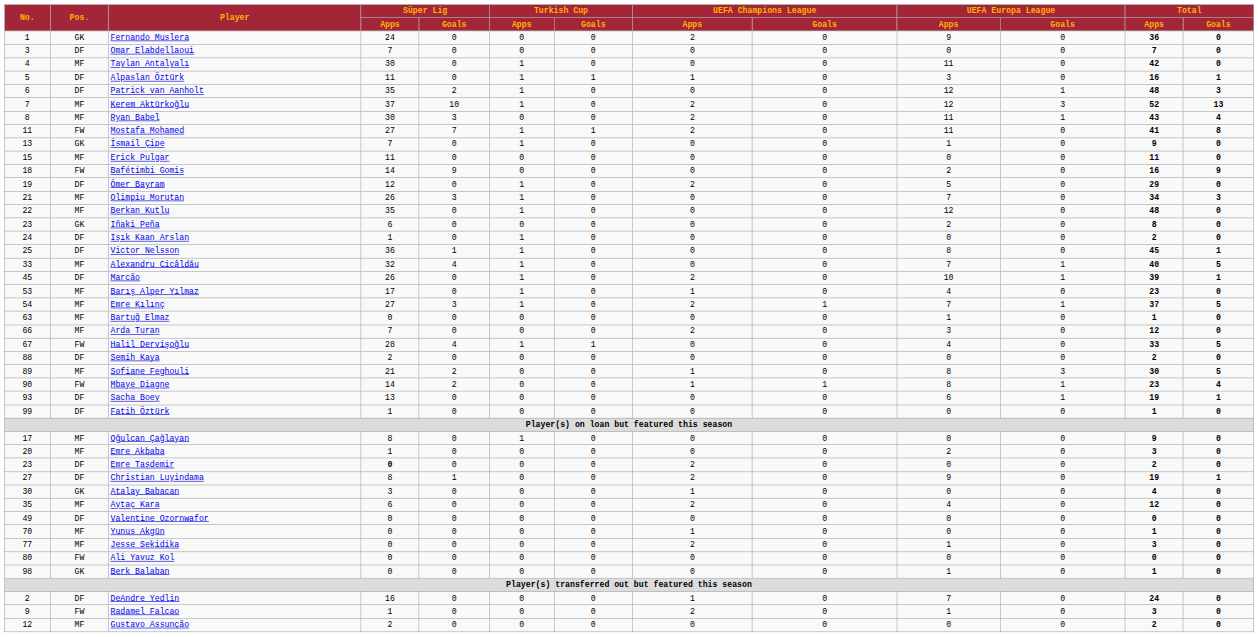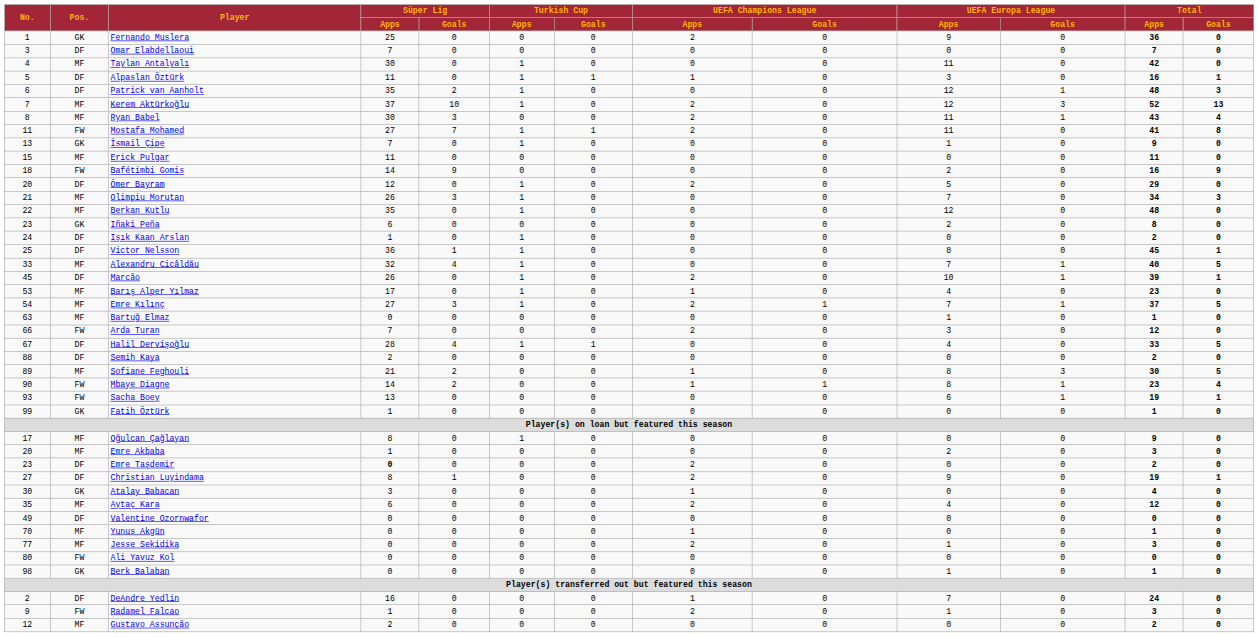(390, 38) 24 -> (390, 38) 25
(27, 185) 19 -> (27, 185) 20
(79, 331) MF -> (79, 331) FW
(79, 345) FW -> (79, 345) DF
(79, 398) DF -> (79, 398) FW
(79, 411) DF -> (79, 411) GK
